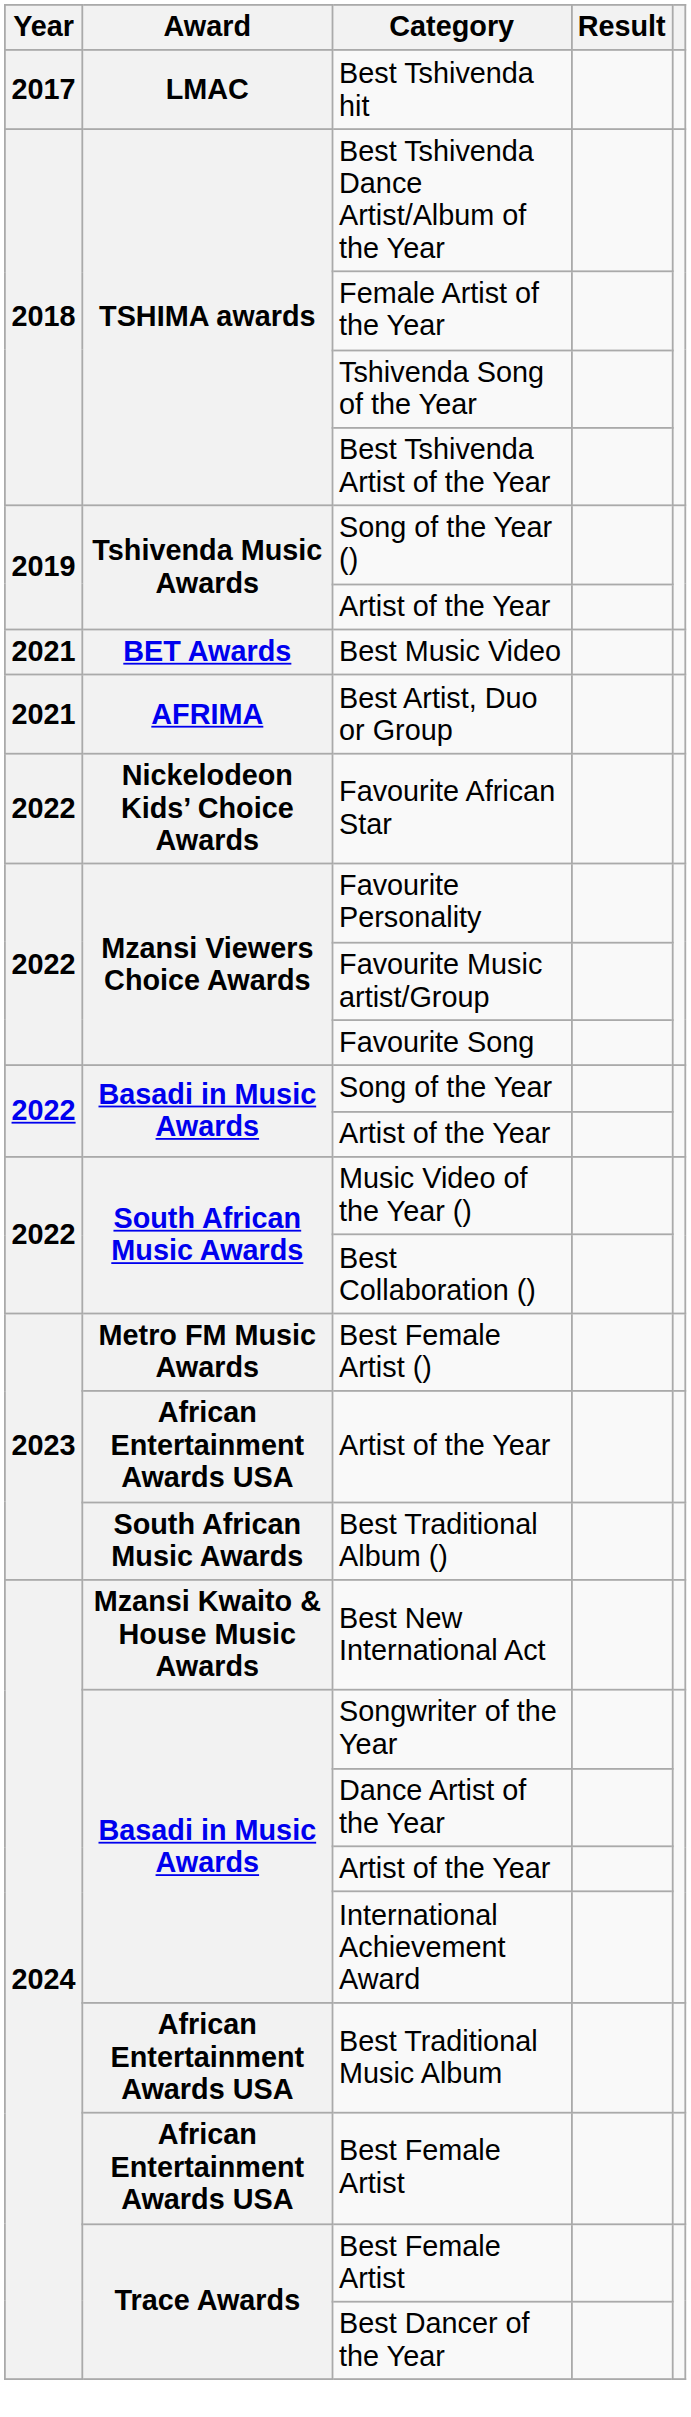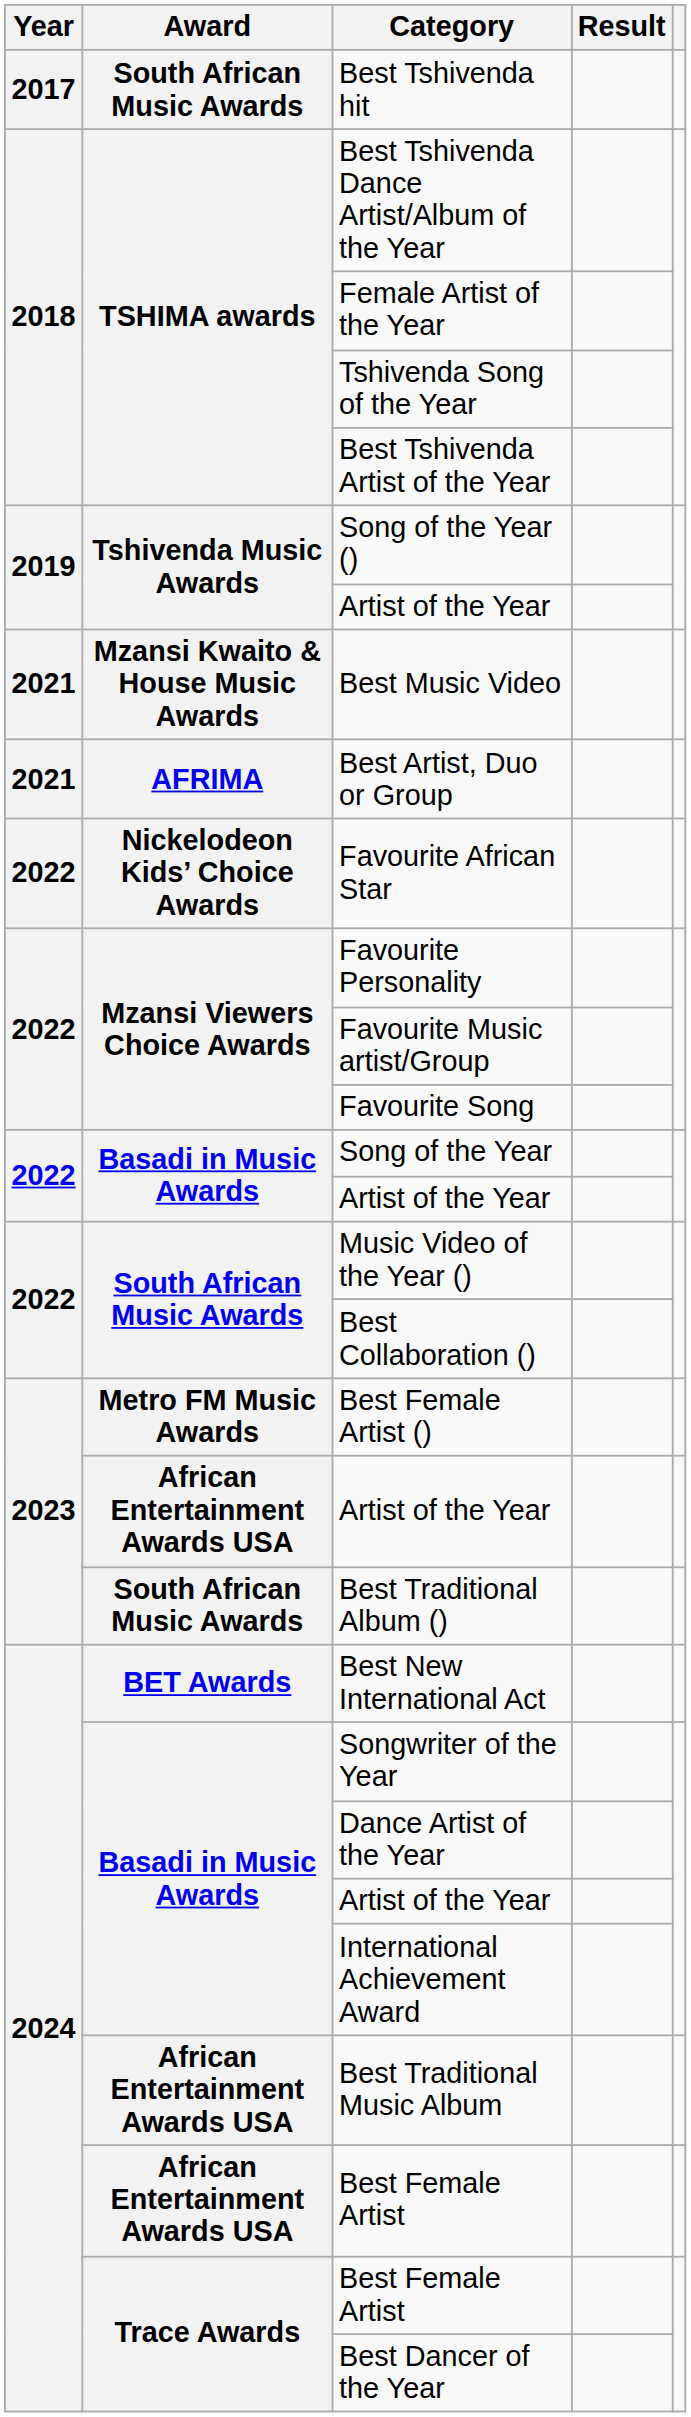(207, 89) LMAC -> (207, 89) South African Music Awards
(207, 651) BET Awards -> (207, 684) Mzansi Kwaito & House Music Awards
(207, 1634) Mzansi Kwaito & House Music Awards -> (207, 1683) BET Awards
